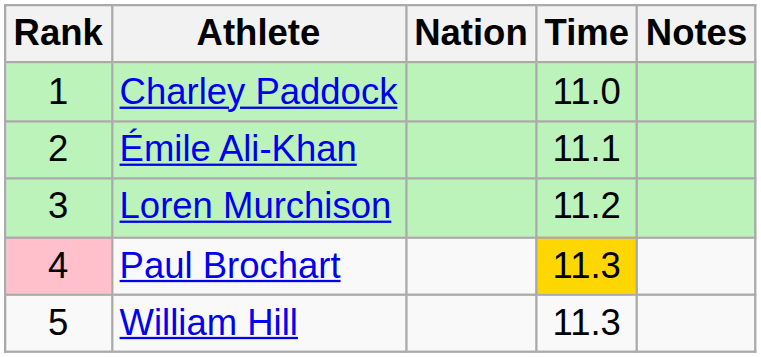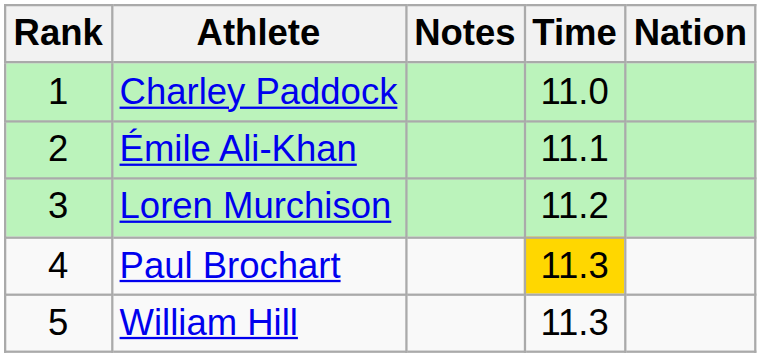columns swapped: (471, 33) <-> (696, 33)
(58, 264) pink background -> (58, 264) no background
